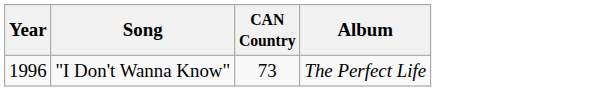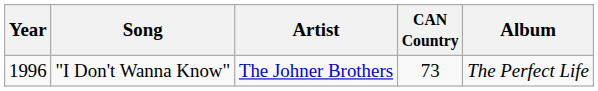+ column: (316, 30)
